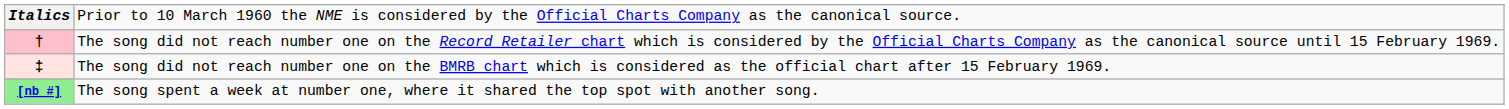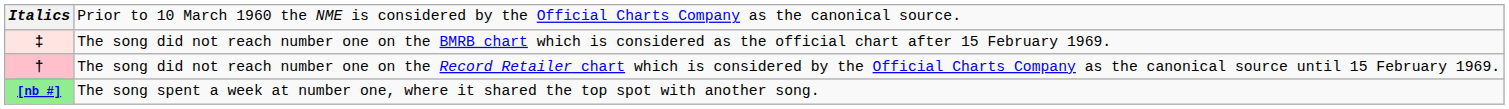rows swapped: (39, 41) <-> (39, 66)
